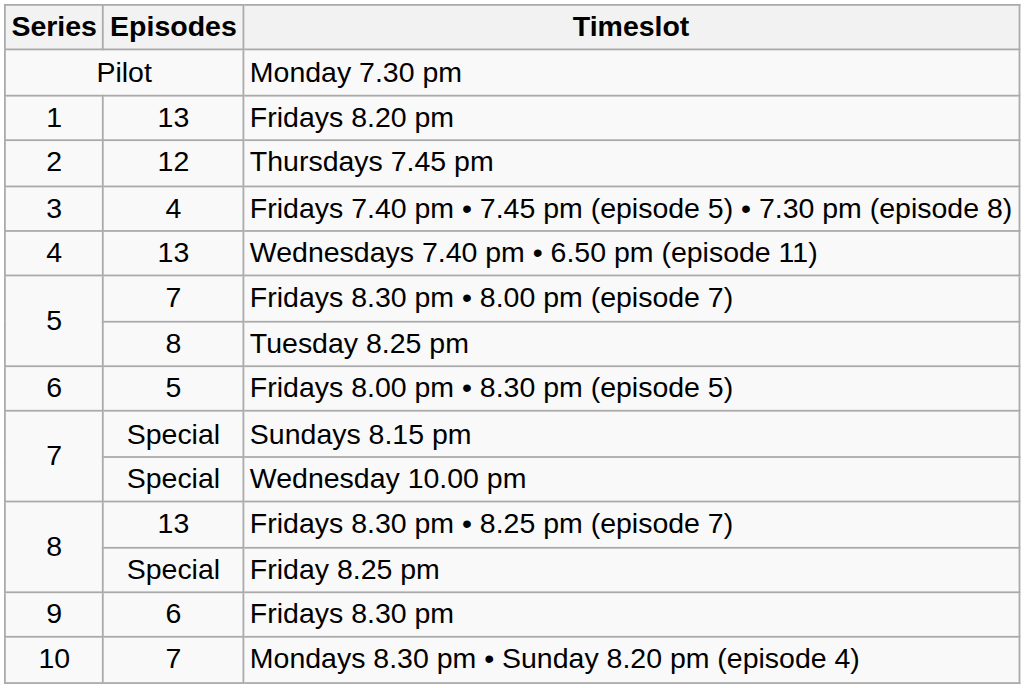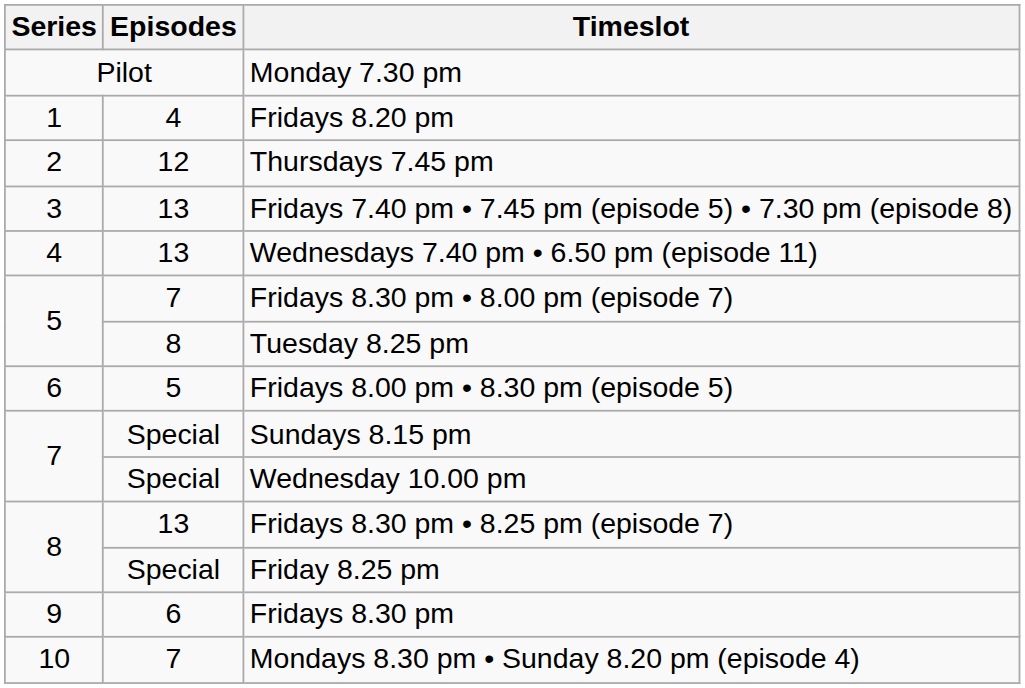(173, 117) 13 -> (173, 117) 4
(173, 207) 4 -> (173, 207) 13
